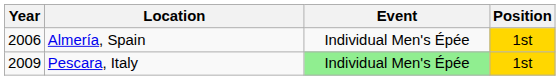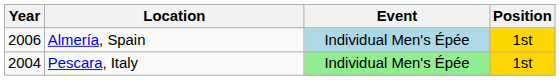(397, 39) no background -> (397, 39) lightblue background
(24, 63) 2009 -> (24, 63) 2004
